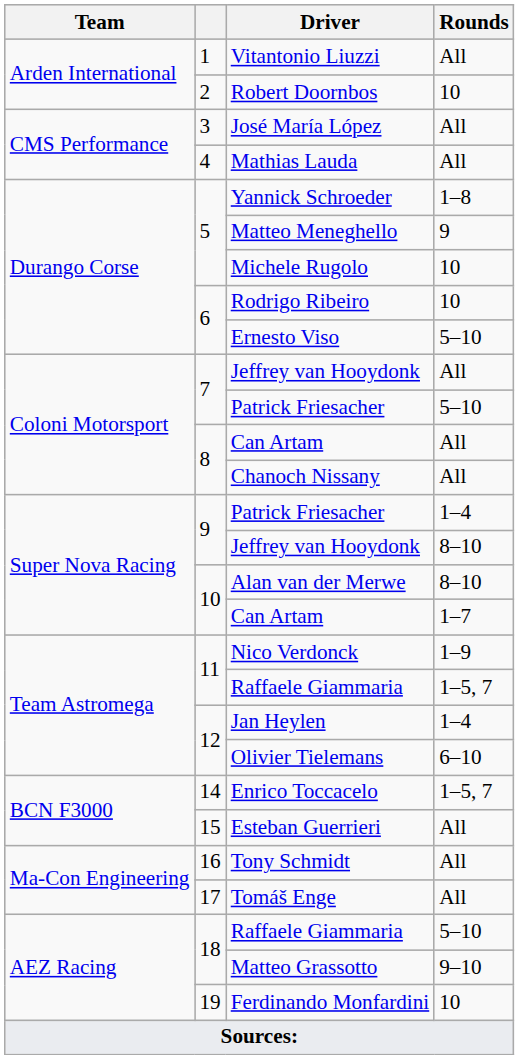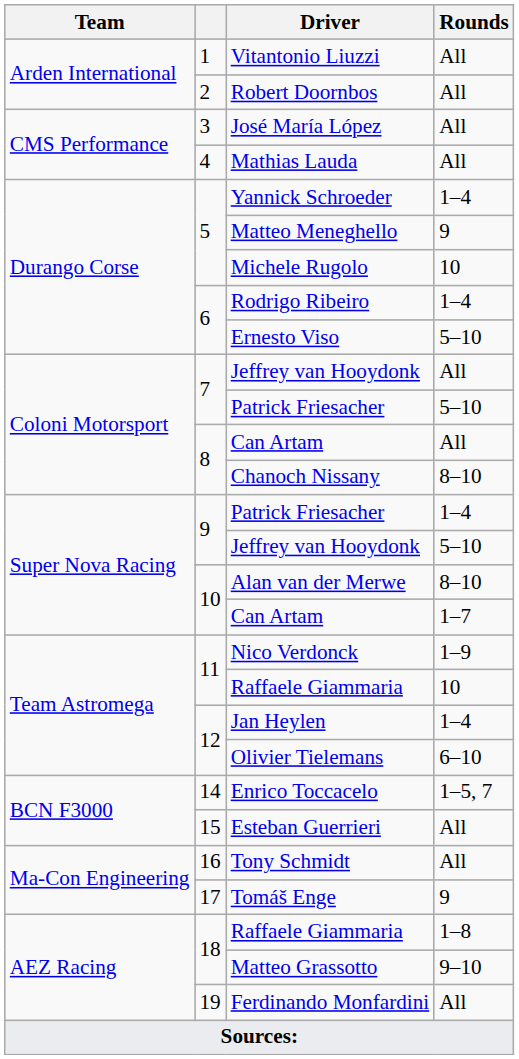(450, 91) 10 -> (453, 91) All
(455, 196) 1–8 -> (455, 196) 1–4
(450, 301) 10 -> (455, 301) 1–4
(453, 476) All -> (460, 476) 8–10
(460, 546) 8–10 -> (460, 546) 5–10
(466, 686) 1–5, 7 -> (450, 686) 10
(453, 896) All -> (445, 896) 9
(460, 931) 5–10 -> (455, 931) 1–8
(450, 1001) 10 -> (453, 1001) All
